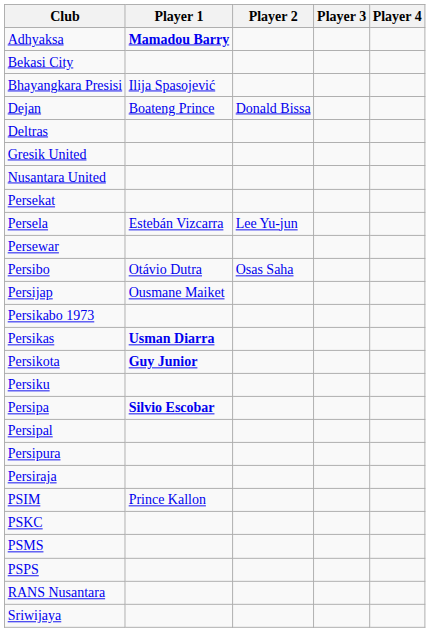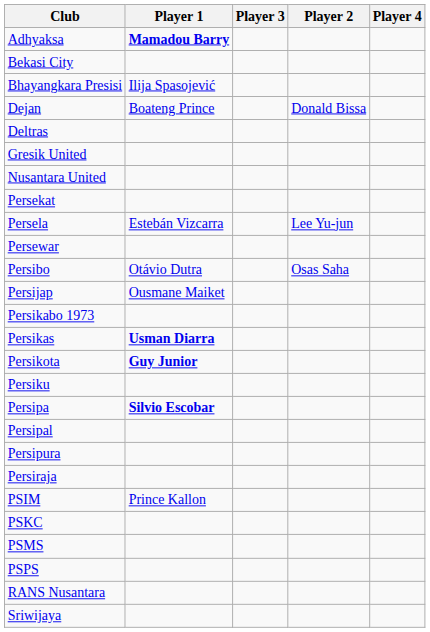columns swapped: (273, 16) <-> (342, 16)
